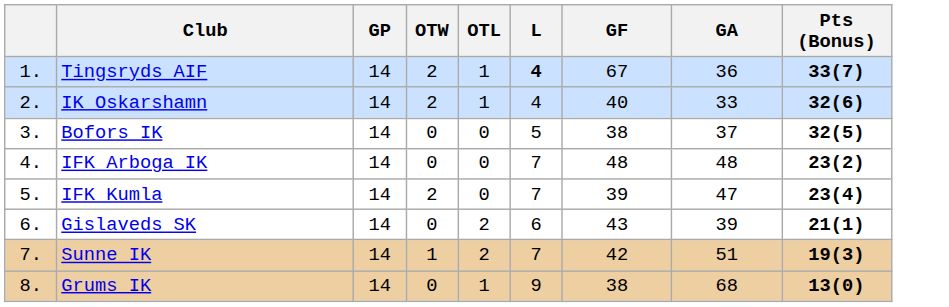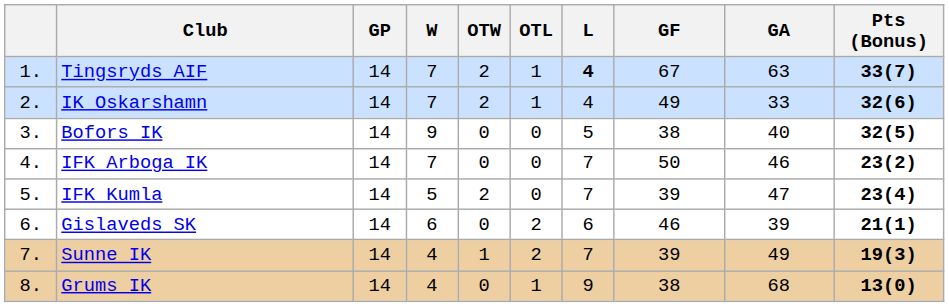+ column: (432, 31)
(727, 72) 36 -> (779, 72) 63
(617, 103) 40 -> (669, 103) 49
(727, 133) 37 -> (779, 133) 40
(617, 164) 48 -> (669, 164) 50
(727, 164) 48 -> (779, 164) 46
(617, 225) 43 -> (669, 225) 46
(617, 255) 42 -> (669, 255) 39
(727, 255) 51 -> (779, 255) 49
